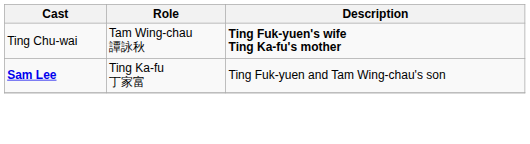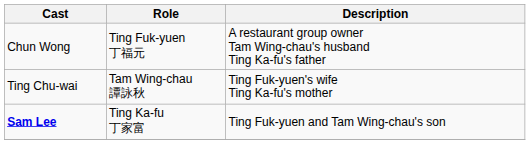+ row: (39, 46)
(288, 40) bold -> (283, 86) normal
